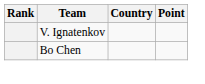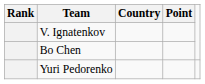+ row: (76, 69)
